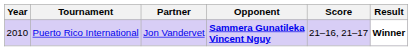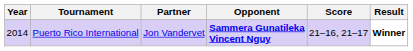(17, 33) 2010 -> (17, 33) 2014
